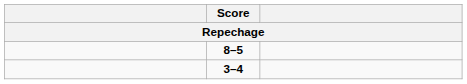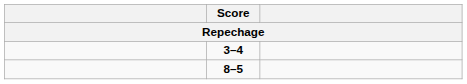rows swapped: (233, 69) <-> (233, 50)
